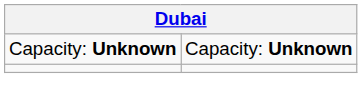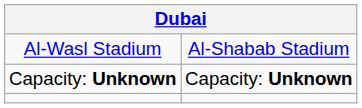+ row: (93, 49)
